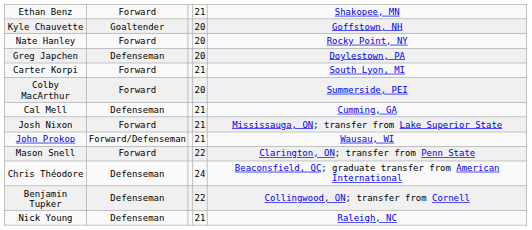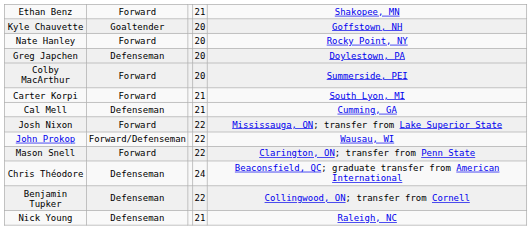rows swapped: (45, 70) <-> (45, 90)
(200, 124) 21 -> (200, 124) 22
(200, 139) 21 -> (200, 139) 22
